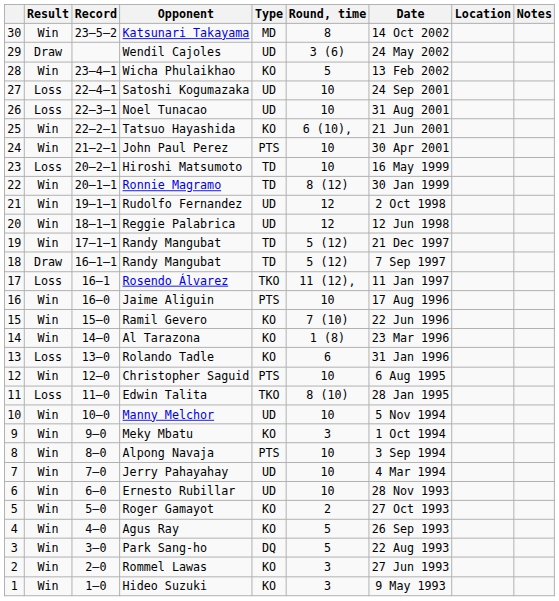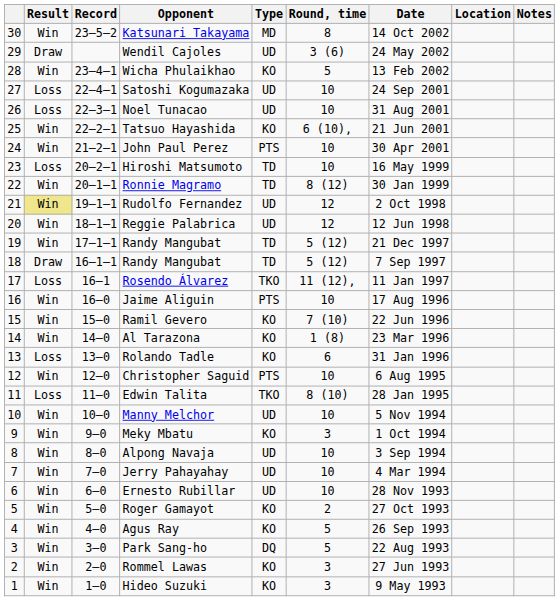(48, 205) no background -> (48, 205) khaki background
(269, 453) PTS -> (269, 453) UD
